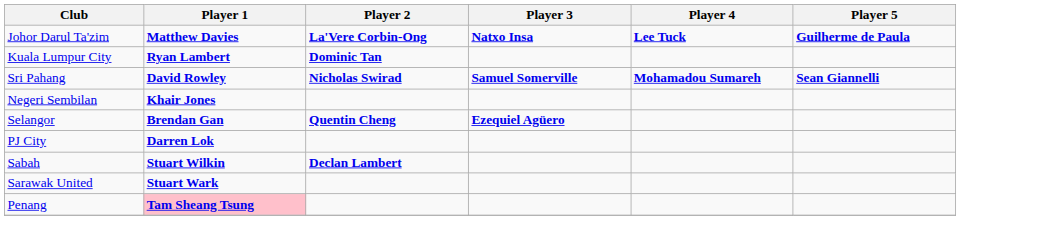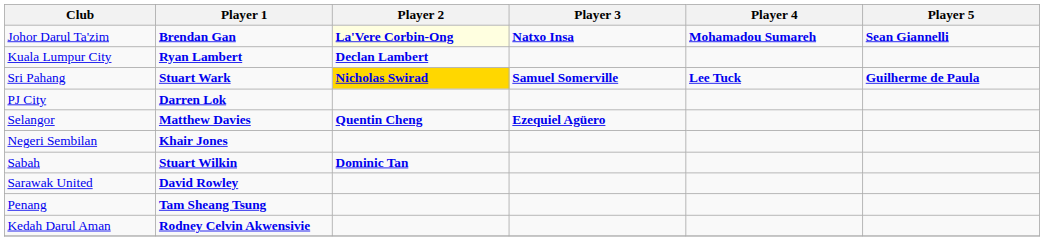(193, 36) Matthew Davies -> (197, 36) Brendan Gan
(368, 36) no background -> (394, 36) lightyellow background
(660, 36) Lee Tuck -> (753, 36) Mohamadou Sumareh
(853, 36) Guilherme de Paula -> (907, 36) Sean Giannelli
(345, 57) Dominic Tan -> (382, 57) Declan Lambert
(186, 78) David Rowley -> (195, 78) Stuart Wark
(355, 78) no background -> (382, 78) gold background
(697, 78) Mohamadou Sumareh -> (715, 78) Lee Tuck
(838, 78) Sean Giannelli -> (923, 78) Guilherme de Paula
rows swapped: (27, 141) <-> (52, 99)
(185, 120) Brendan Gan -> (205, 120) Matthew Davies
(355, 162) Declan Lambert -> (372, 162) Dominic Tan
(183, 183) Stuart Wark -> (199, 183) David Rowley
(200, 204) pink background -> (213, 204) no background
+ row: (59, 225)
